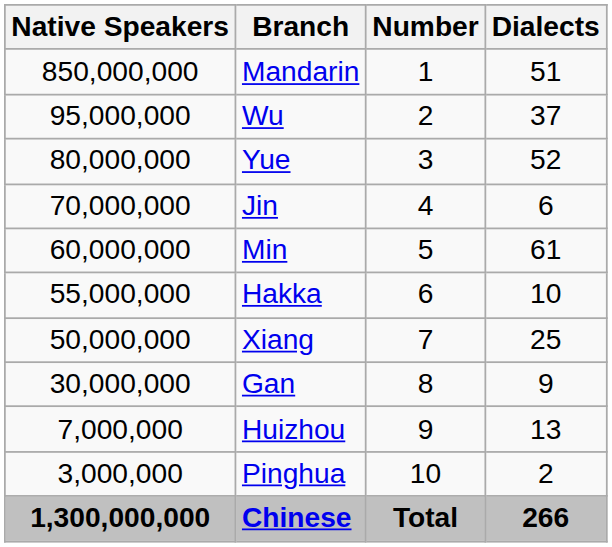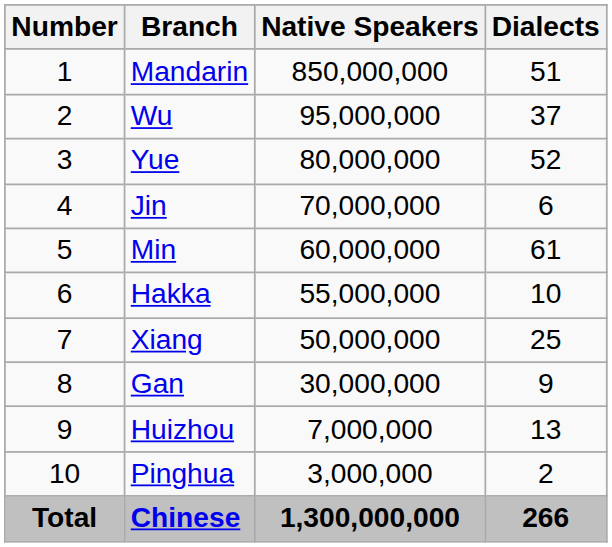columns swapped: (426, 26) <-> (120, 26)
